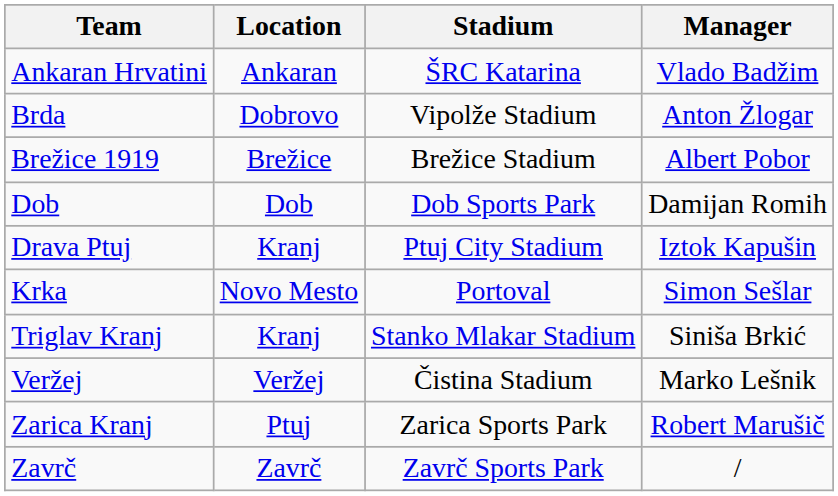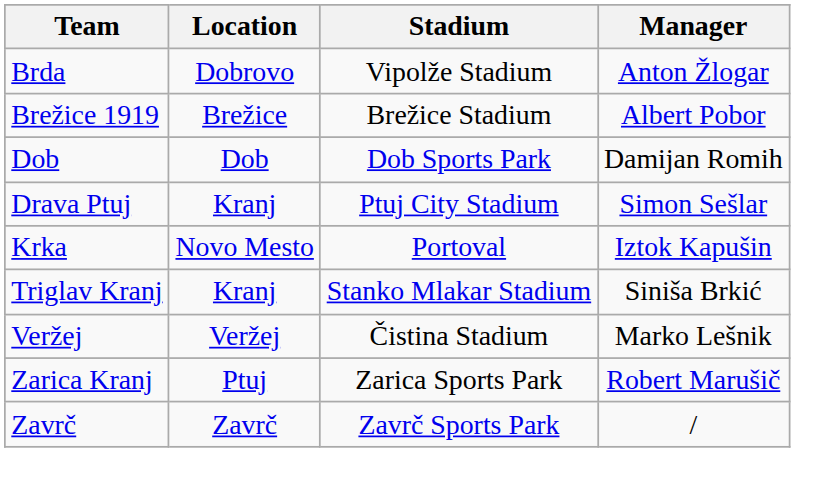- row: (109, 70)
(738, 247) Iztok Kapušin -> (693, 203) Simon Sešlar
(738, 291) Simon Sešlar -> (693, 247) Iztok Kapušin
